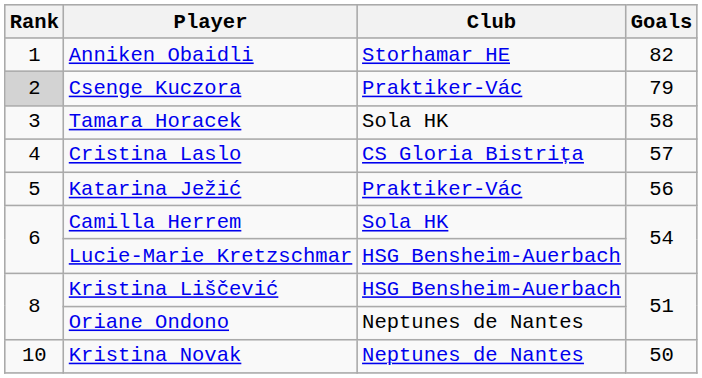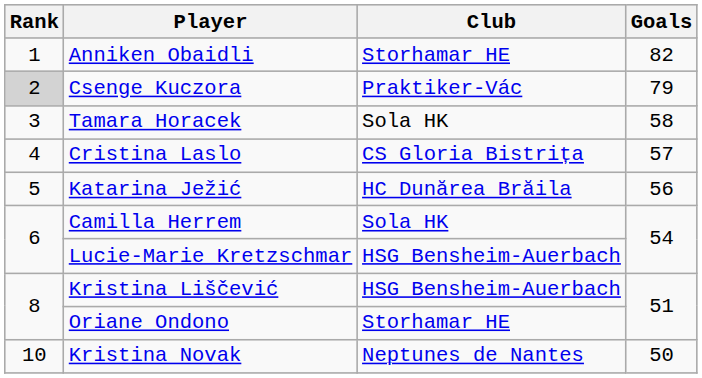(442, 189) Praktiker-Vác -> (467, 189) HC Dunărea Brăila
(473, 323) Neptunes de Nantes -> (436, 323) Storhamar HE
